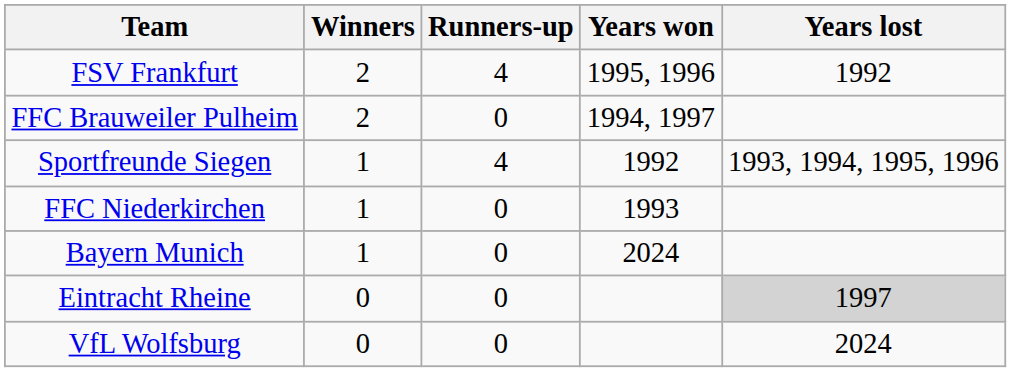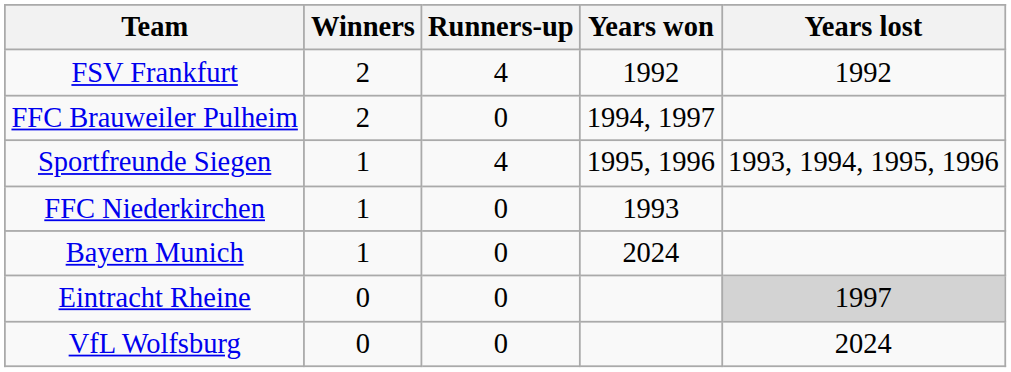(651, 72) 1995, 1996 -> (651, 72) 1992
(651, 162) 1992 -> (651, 162) 1995, 1996
